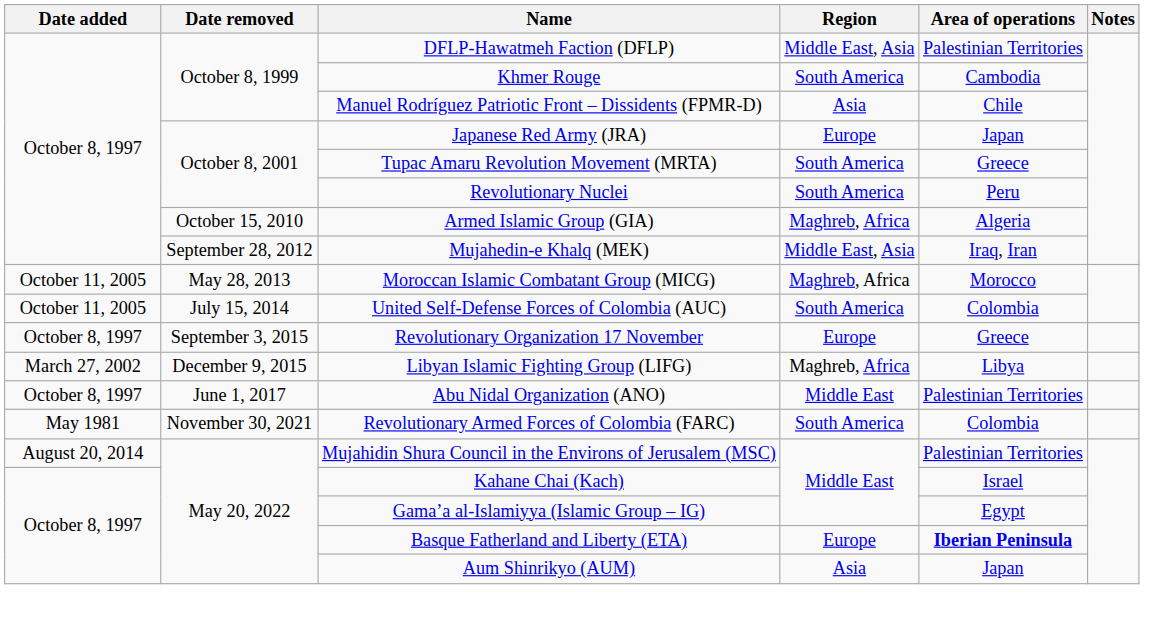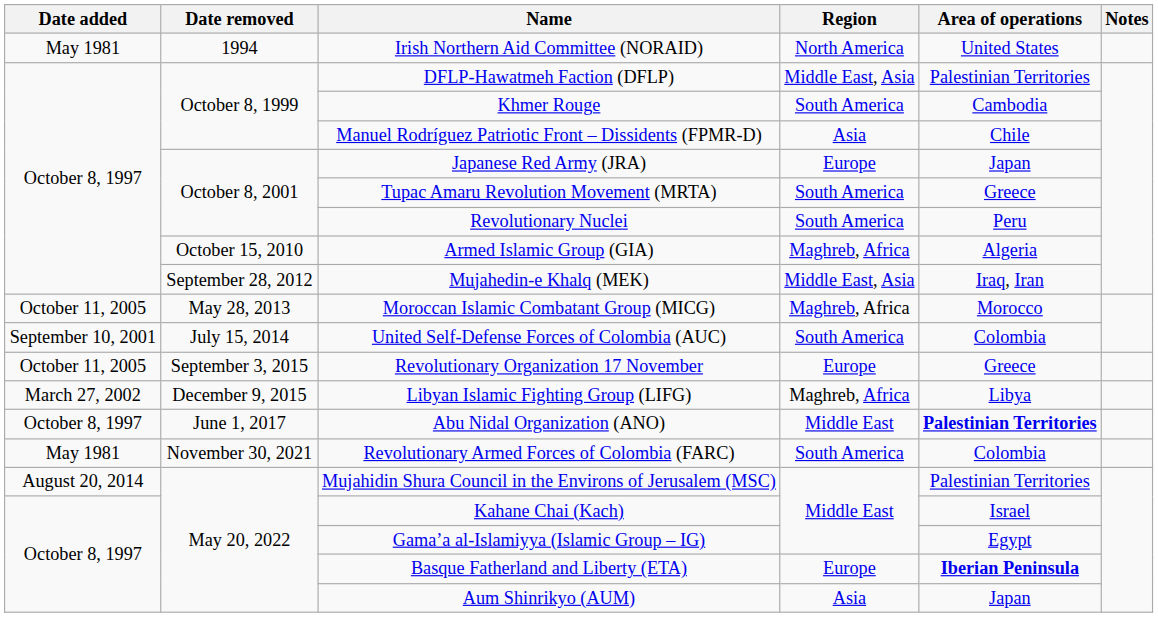+ row: (549, 47)
(83, 308) October 11, 2005 -> (83, 337) September 10, 2001
(83, 337) October 8, 1997 -> (83, 366) October 11, 2005
(1003, 395) normal -> (1010, 423) bold
